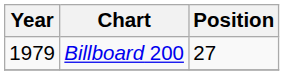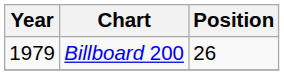(205, 53) 27 -> (205, 53) 26
